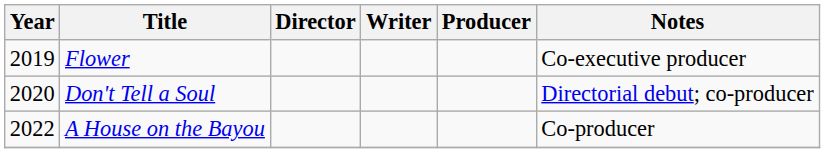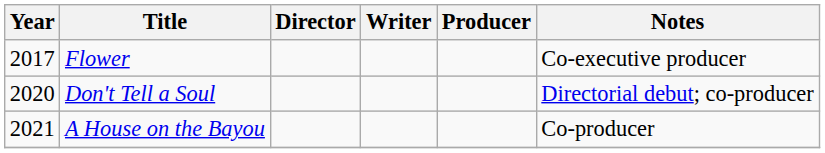(32, 57) 2019 -> (32, 57) 2017
(32, 128) 2022 -> (32, 128) 2021
